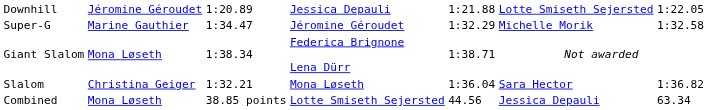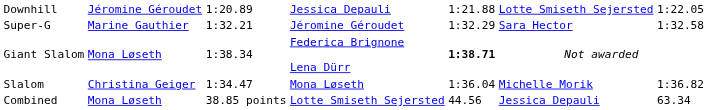(229, 25) 1:34.47 -> (229, 25) 1:32.21
(546, 25) Michelle Morik -> (536, 25) Sara Hector
(472, 55) normal -> (472, 55) bold
(229, 84) 1:32.21 -> (229, 84) 1:34.47
(536, 84) Sara Hector -> (546, 84) Michelle Morik
